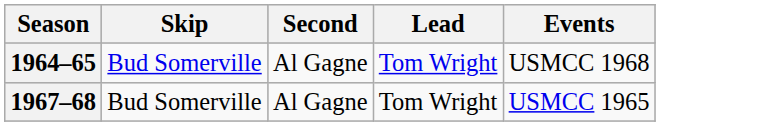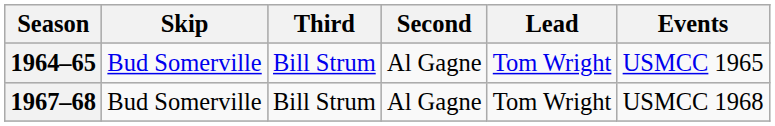+ column: (324, 23)
(579, 62) USMCC 1968 -> (693, 62) USMCC 1965
(579, 101) USMCC 1965 -> (693, 101) USMCC 1968
